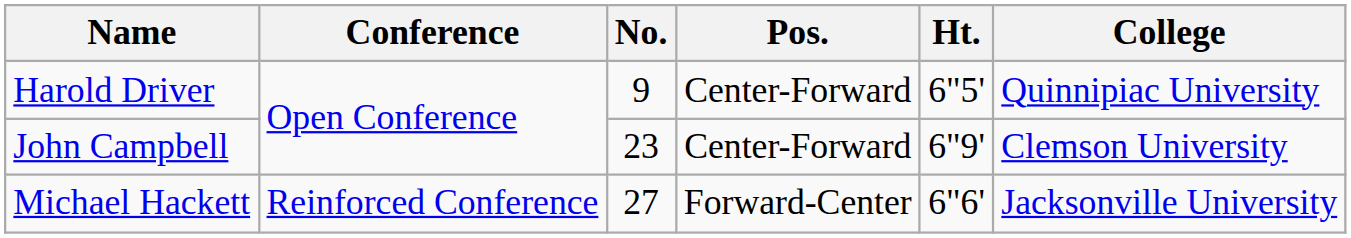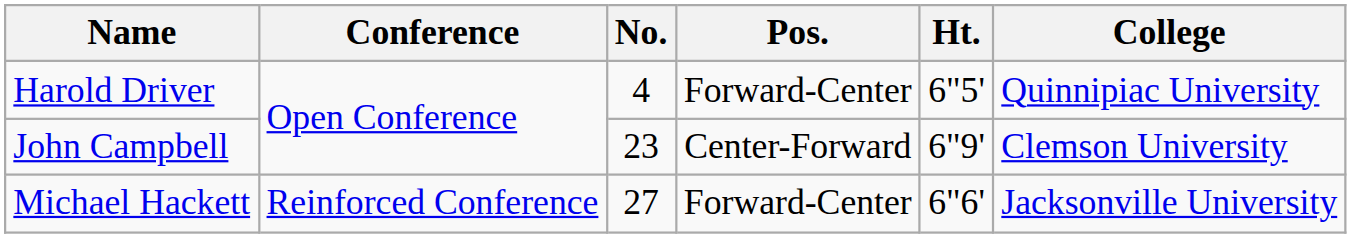(641, 89) 9 -> (641, 89) 4
(798, 89) Center-Forward -> (798, 89) Forward-Center
